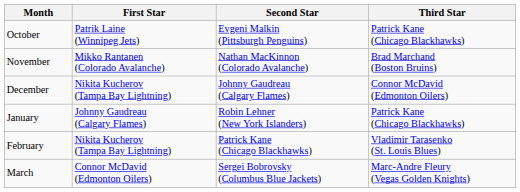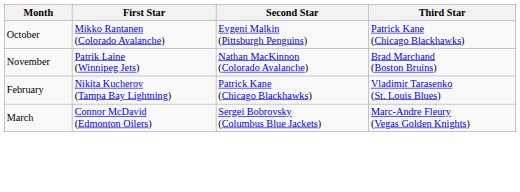(107, 34) Patrik Laine (Winnipeg Jets) -> (120, 34) Mikko Rantanen (Colorado Avalanche)
(120, 62) Mikko Rantanen (Colorado Avalanche) -> (107, 62) Patrik Laine (Winnipeg Jets)
- row: (28, 90)
- row: (23, 117)
